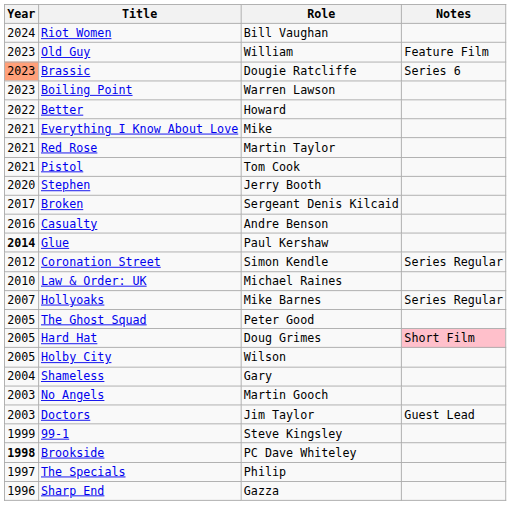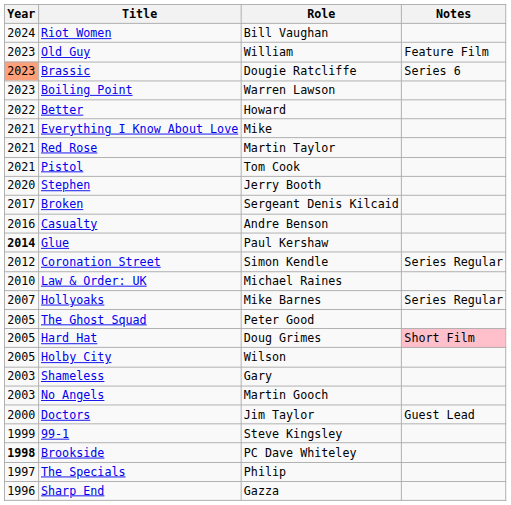(21, 376) 2004 -> (21, 376) 2003
(21, 414) 2003 -> (21, 414) 2000
